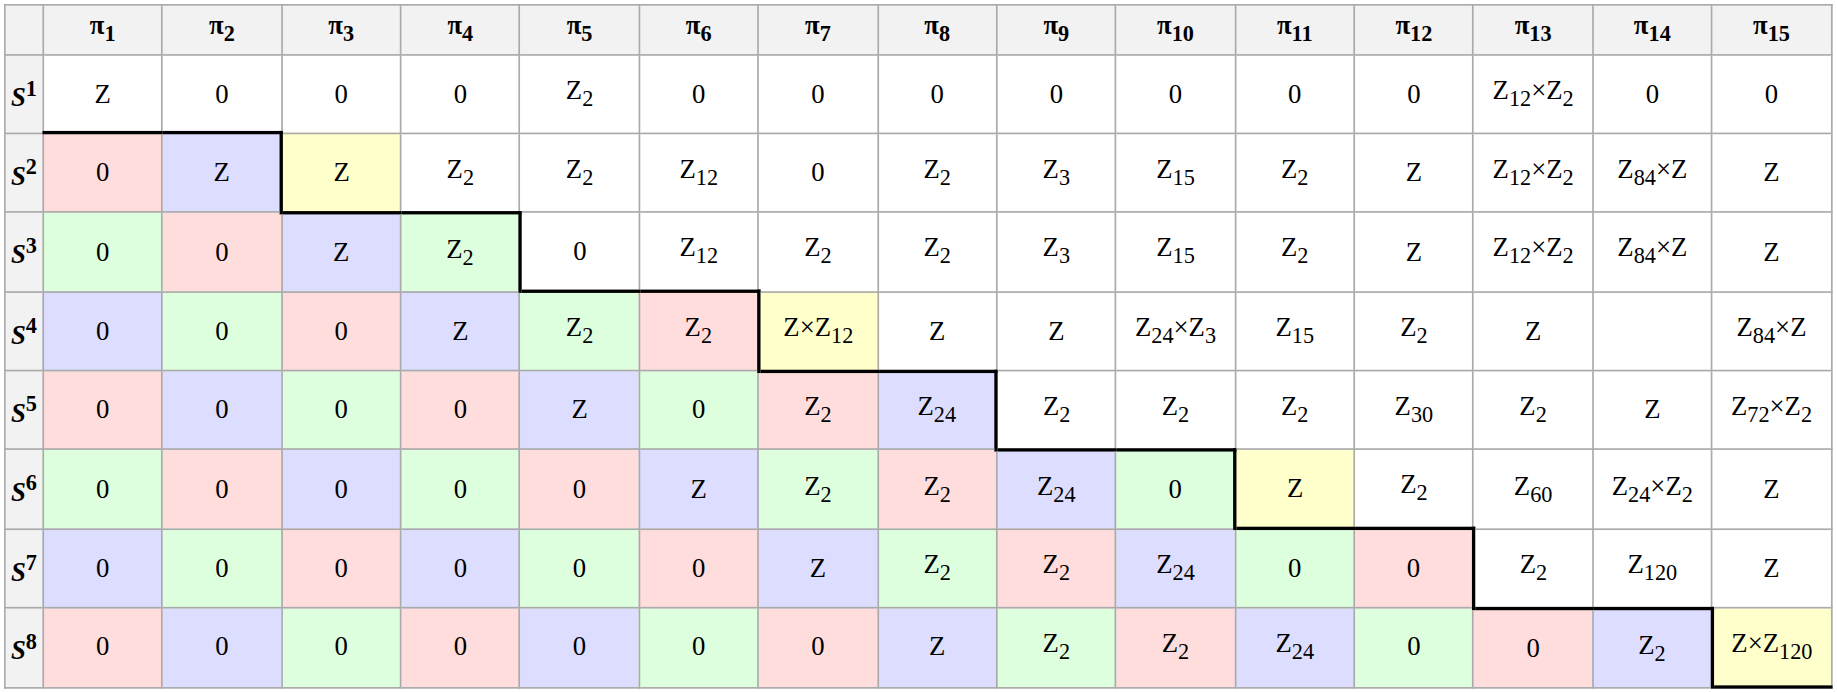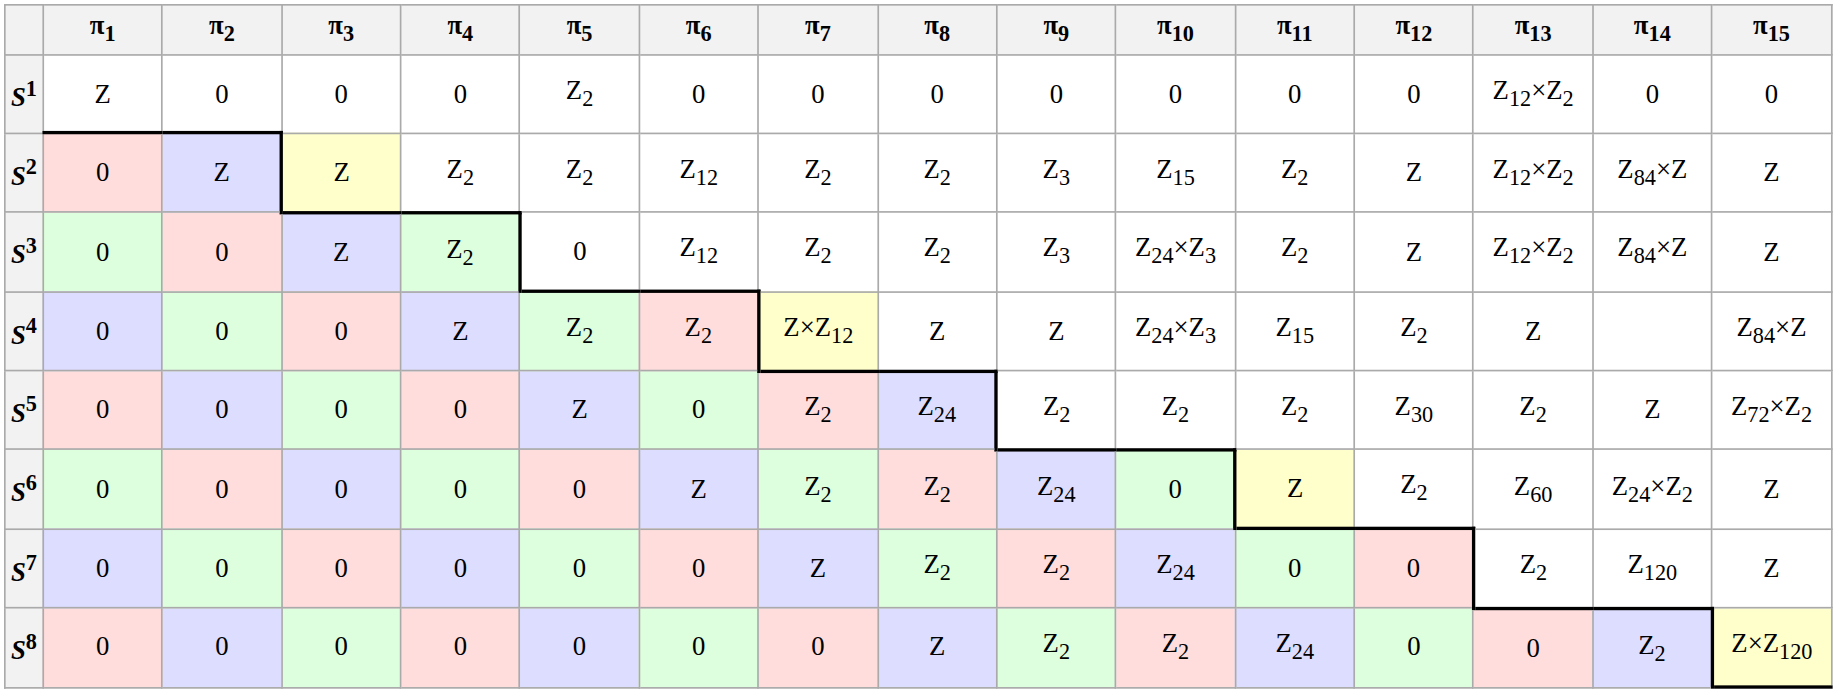(818, 172) 0 -> (818, 172) Z2
(1176, 251) Z15 -> (1176, 251) Z24×Z3
